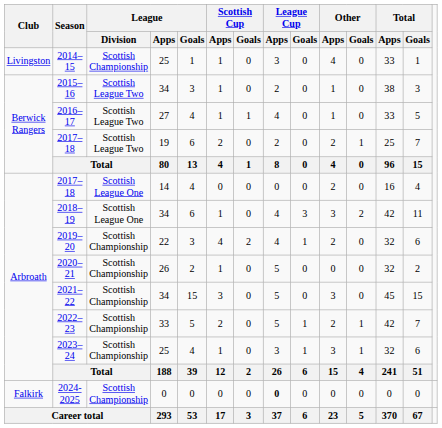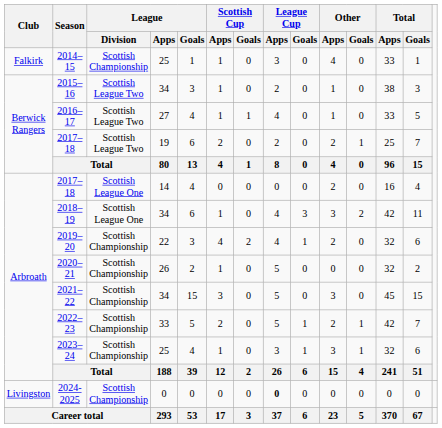(28, 61) Livingston -> (28, 61) Falkirk
(28, 394) Falkirk -> (28, 394) Livingston
